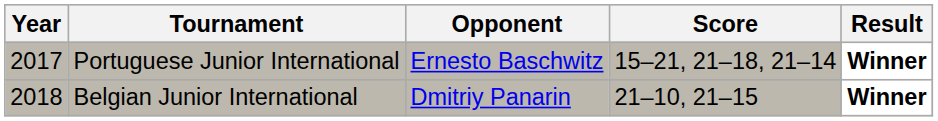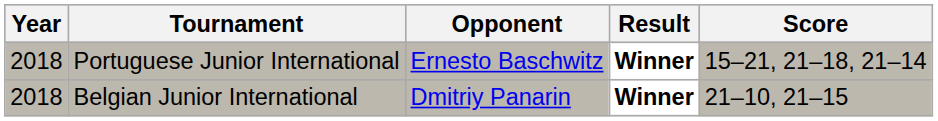columns swapped: (725, 24) <-> (887, 24)
(36, 61) 2017 -> (36, 61) 2018
